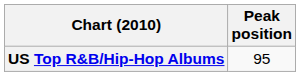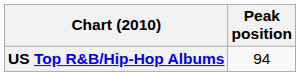(262, 58) 95 -> (262, 58) 94
